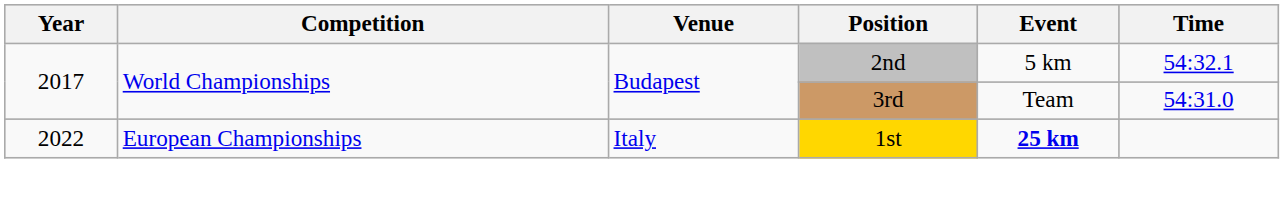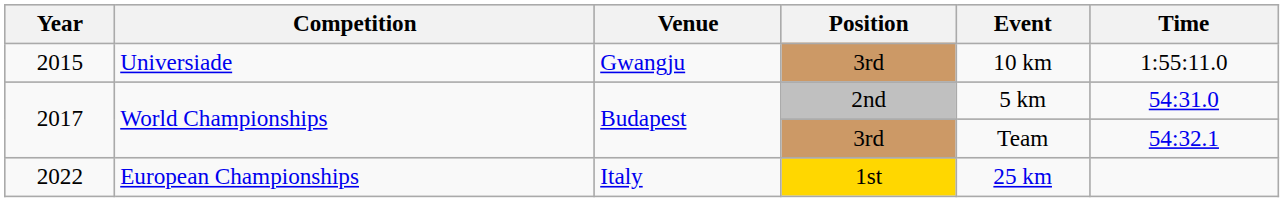+ row: (60, 62)
(1199, 62) 54:32.1 -> (1184, 100) 54:31.0
(1199, 100) 54:31.0 -> (1184, 138) 54:32.1
(1048, 138) bold -> (1023, 176) normal
